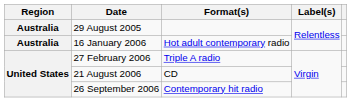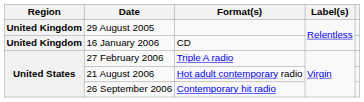(38, 27) Australia -> (44, 27) United Kingdom
(38, 43) Australia -> (44, 43) United Kingdom
(227, 43) Hot adult contemporary radio -> (184, 43) CD
(171, 74) CD -> (240, 74) Hot adult contemporary radio
